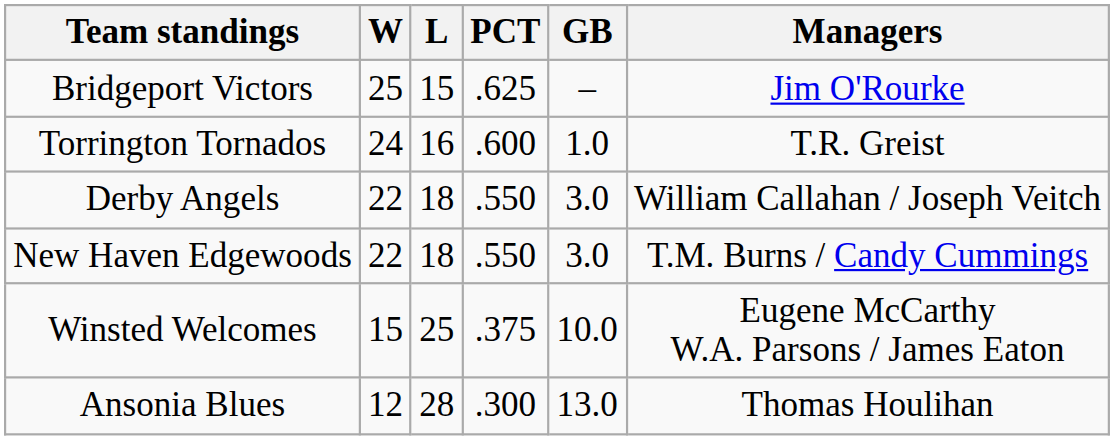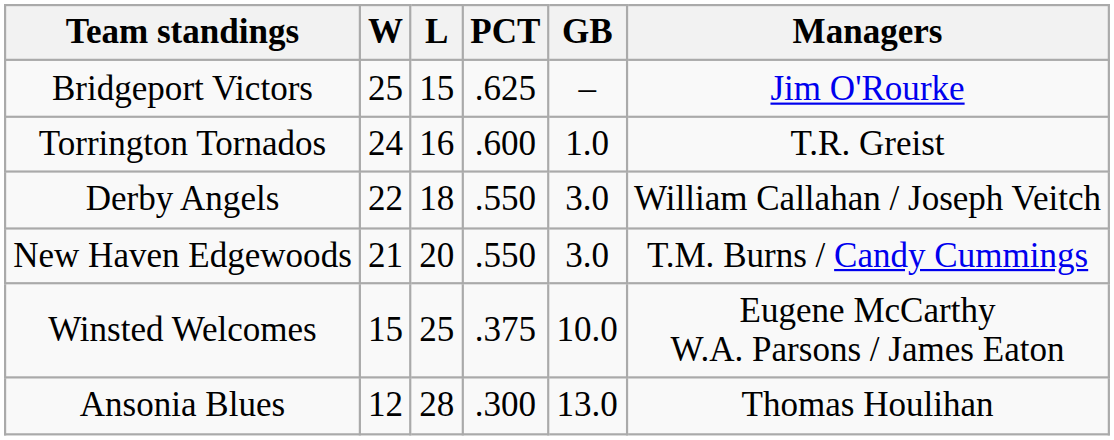(385, 254) 22 -> (385, 254) 21
(437, 254) 18 -> (437, 254) 20
